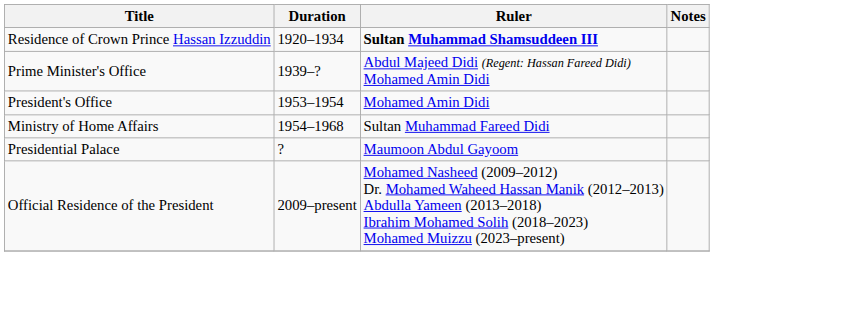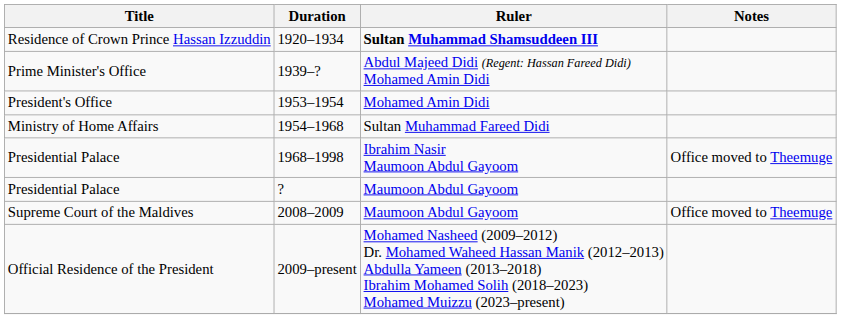+ row: (311, 157)
+ row: (311, 212)
